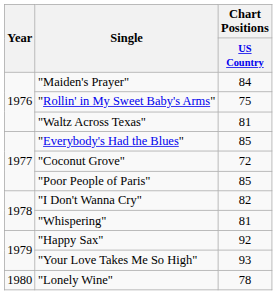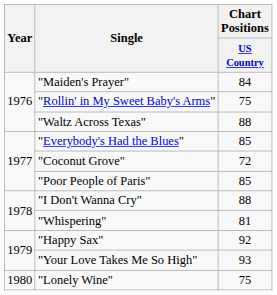(245, 121) 81 -> (245, 121) 88
(245, 200) 82 -> (245, 200) 88
(245, 279) 78 -> (245, 279) 75
